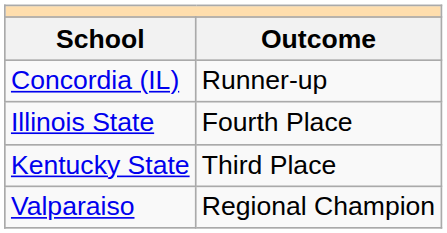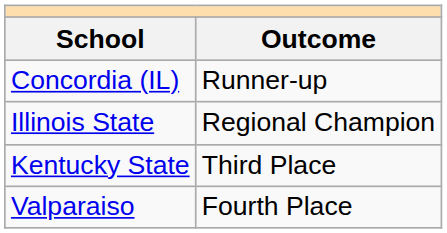(277, 122) Fourth Place -> (318, 122) Regional Champion
(318, 206) Regional Champion -> (277, 206) Fourth Place
